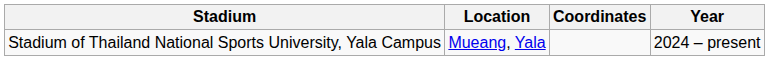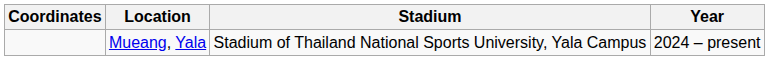columns swapped: (600, 17) <-> (225, 17)
